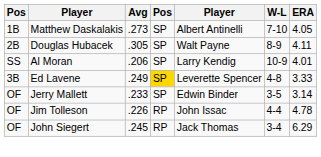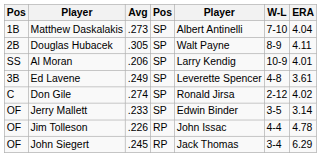(302, 29) 4.05 -> (302, 29) 4.04
(160, 78) gold background -> (160, 78) no background
(302, 78) 3.33 -> (302, 78) 3.61
+ row: (51, 95)
